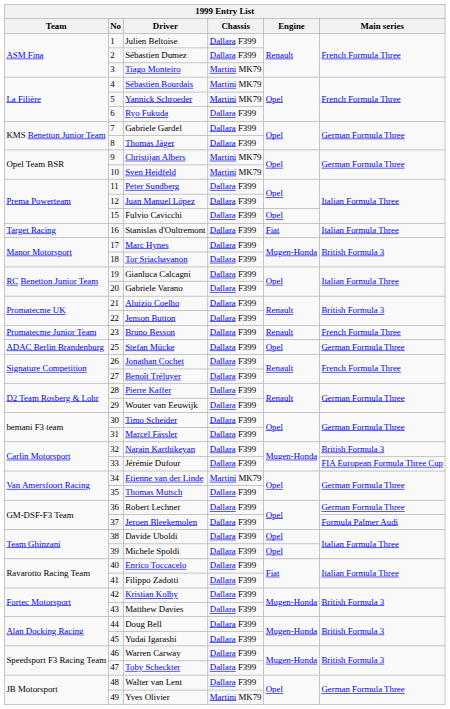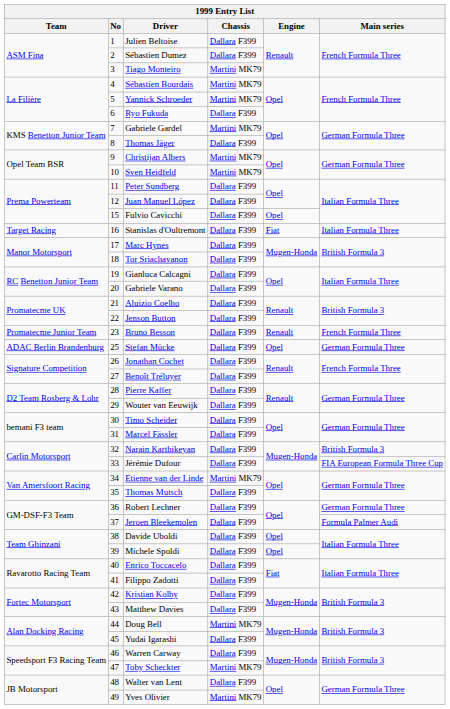(233, 128) Dallara F399 -> (236, 128) Martini MK79
(233, 623) Dallara F399 -> (236, 623) Martini MK79
(233, 667) Dallara F399 -> (236, 667) Martini MK79
